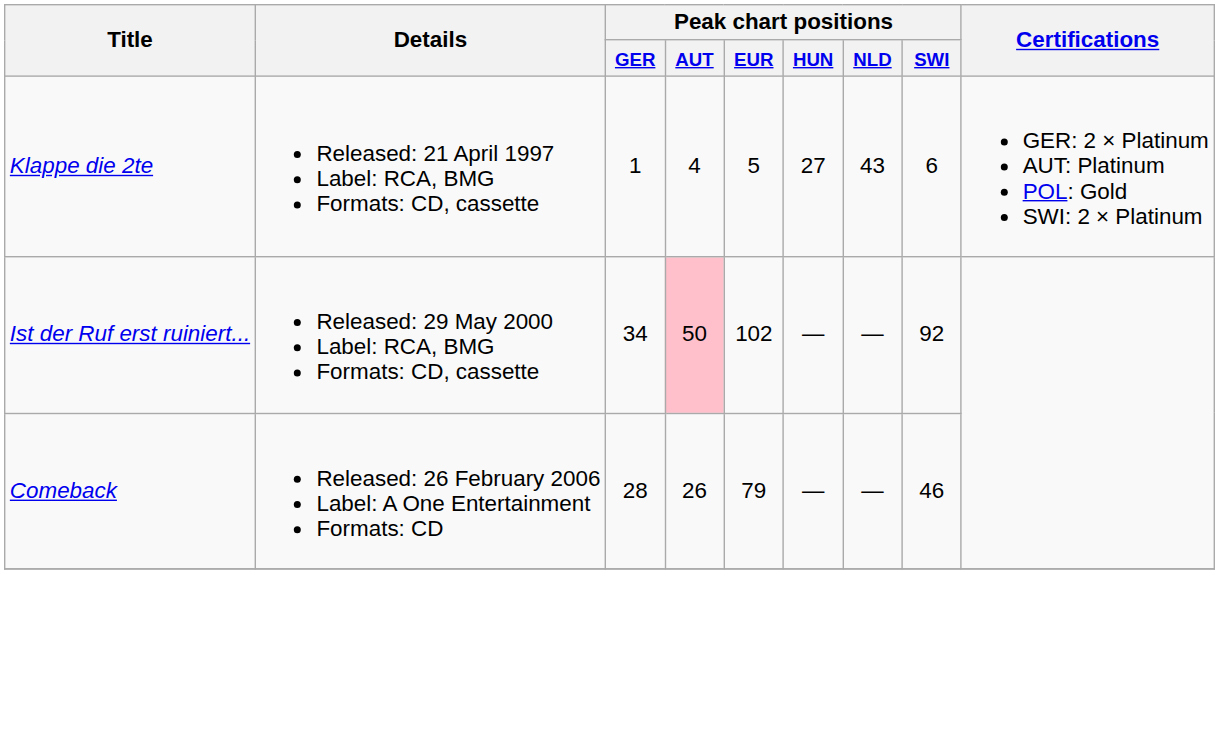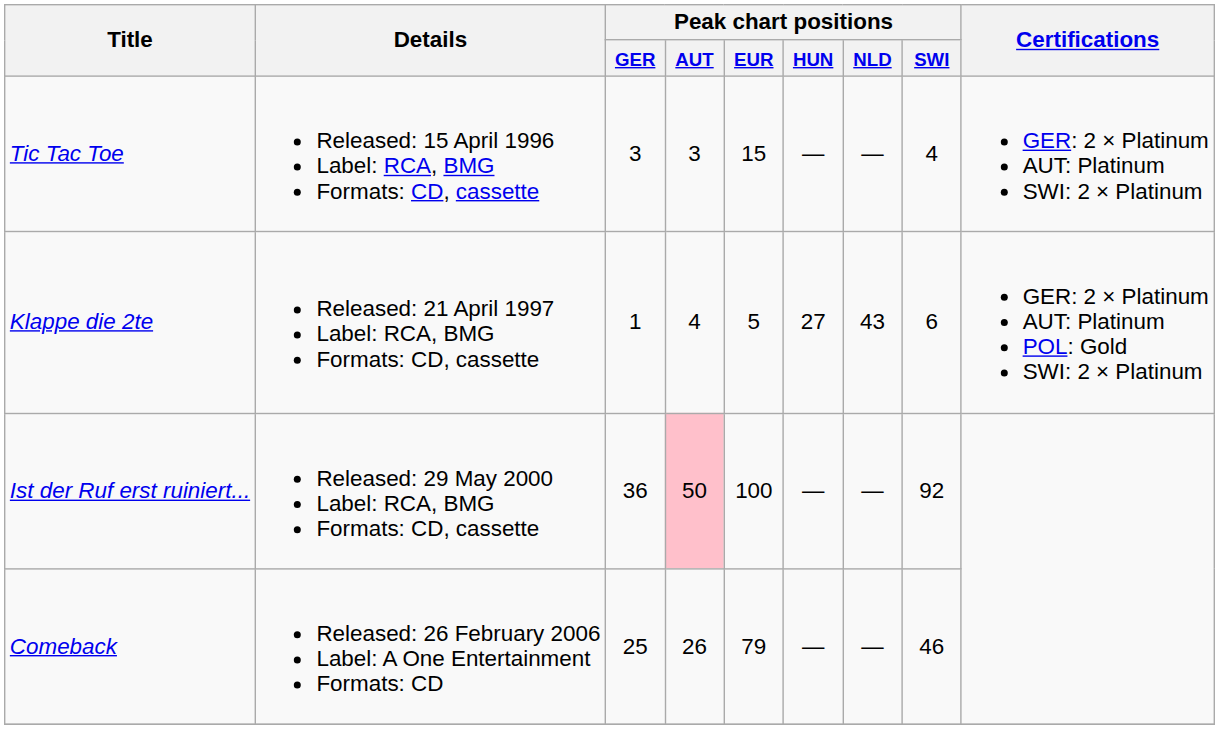+ row: (67, 153)
(635, 334) 34 -> (635, 490) 36
(754, 334) 102 -> (754, 490) 100
(635, 490) 28 -> (635, 646) 25
